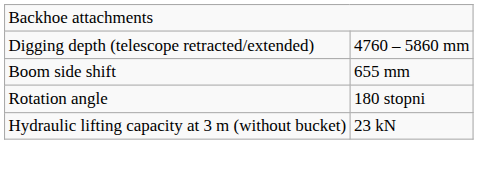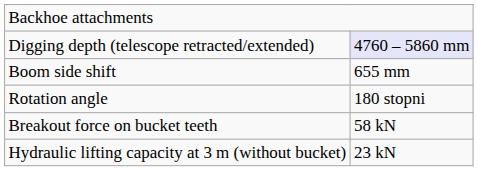(412, 44) no background -> (412, 44) lavender background
+ row: (113, 125)
